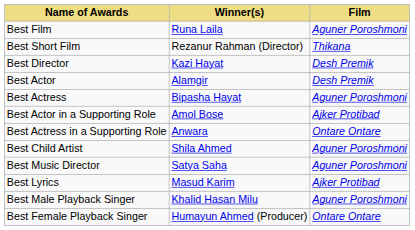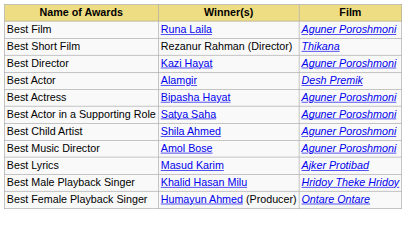(343, 64) Desh Premik -> (349, 64) Aguner Poroshmoni
(197, 115) Amol Bose -> (188, 115) Satya Saha
(346, 115) Ajker Protibad -> (349, 115) Aguner Poroshmoni
- row: (87, 132)
(199, 166) Satya Saha -> (187, 149) Amol Bose
(360, 200) Aguner Poroshmoni -> (350, 183) Hridoy Theke Hridoy
